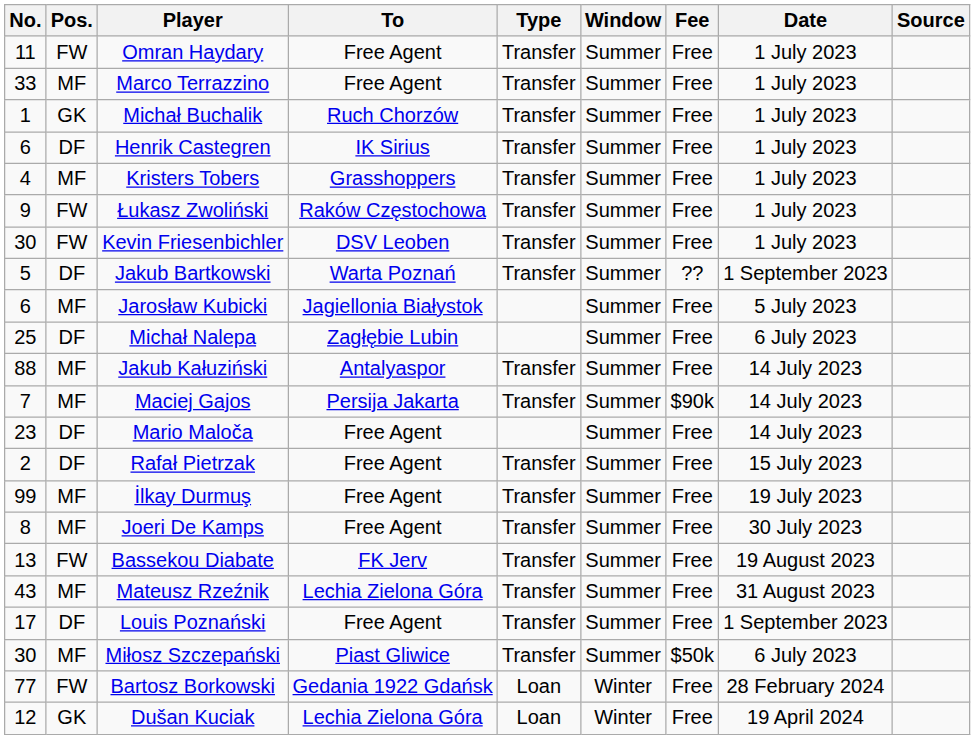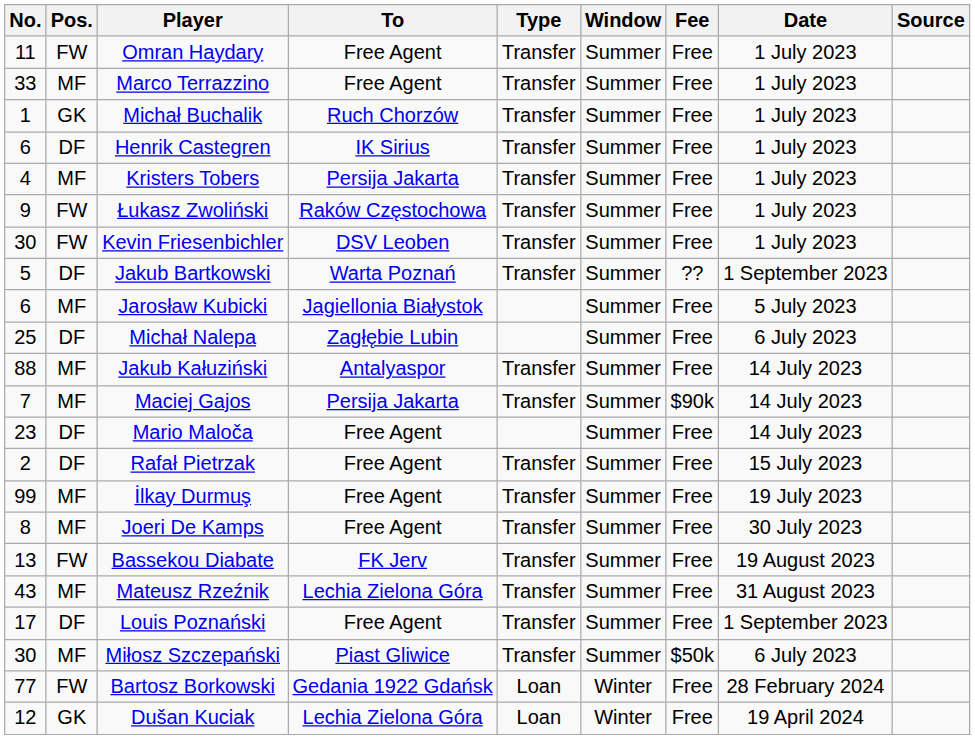(393, 178) Grasshoppers -> (393, 178) Persija Jakarta
